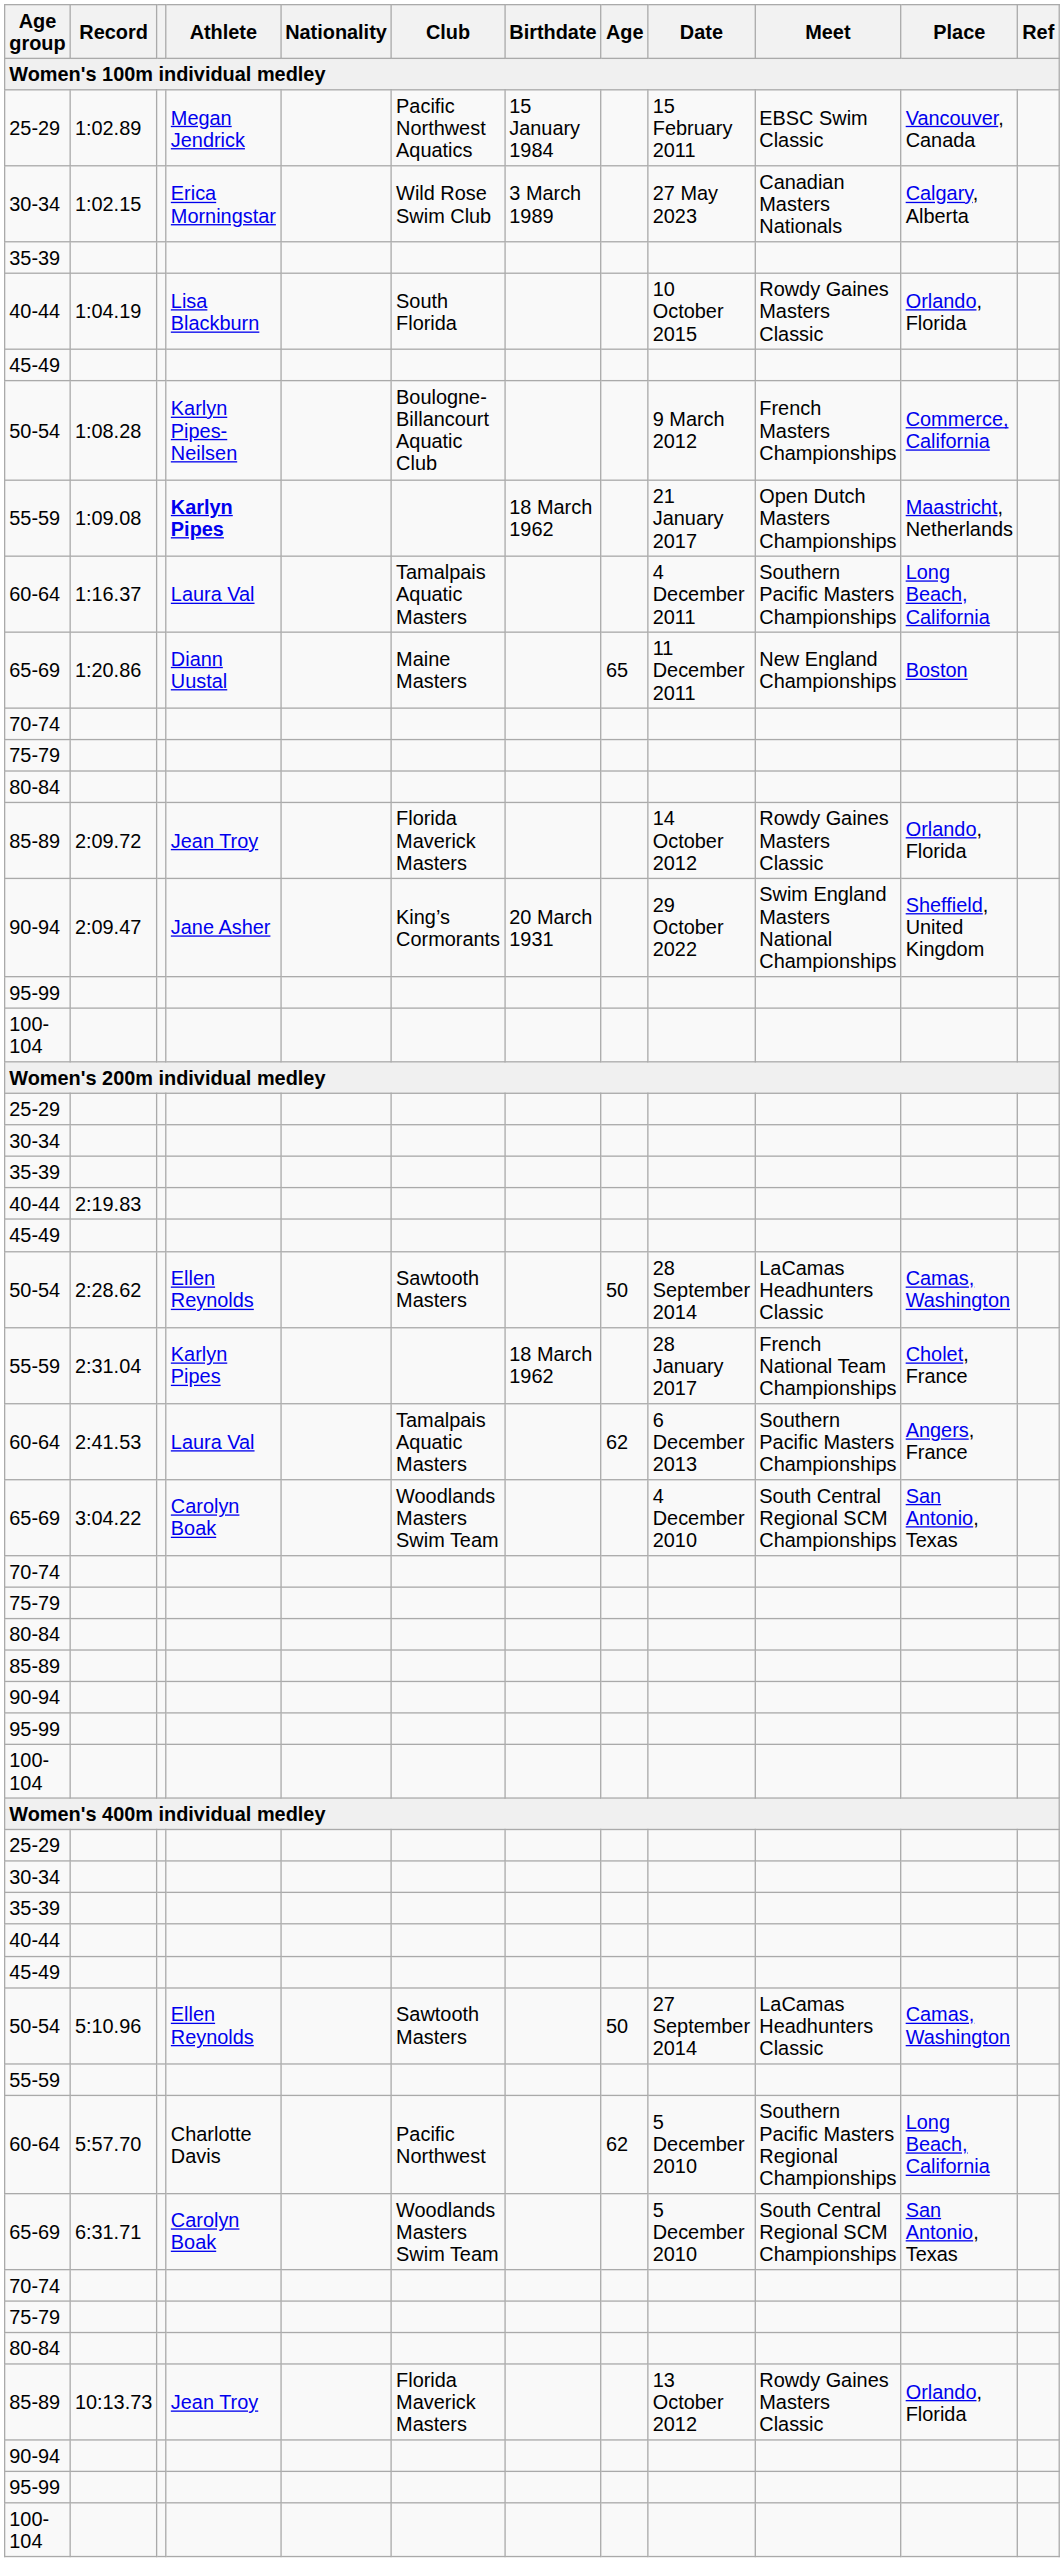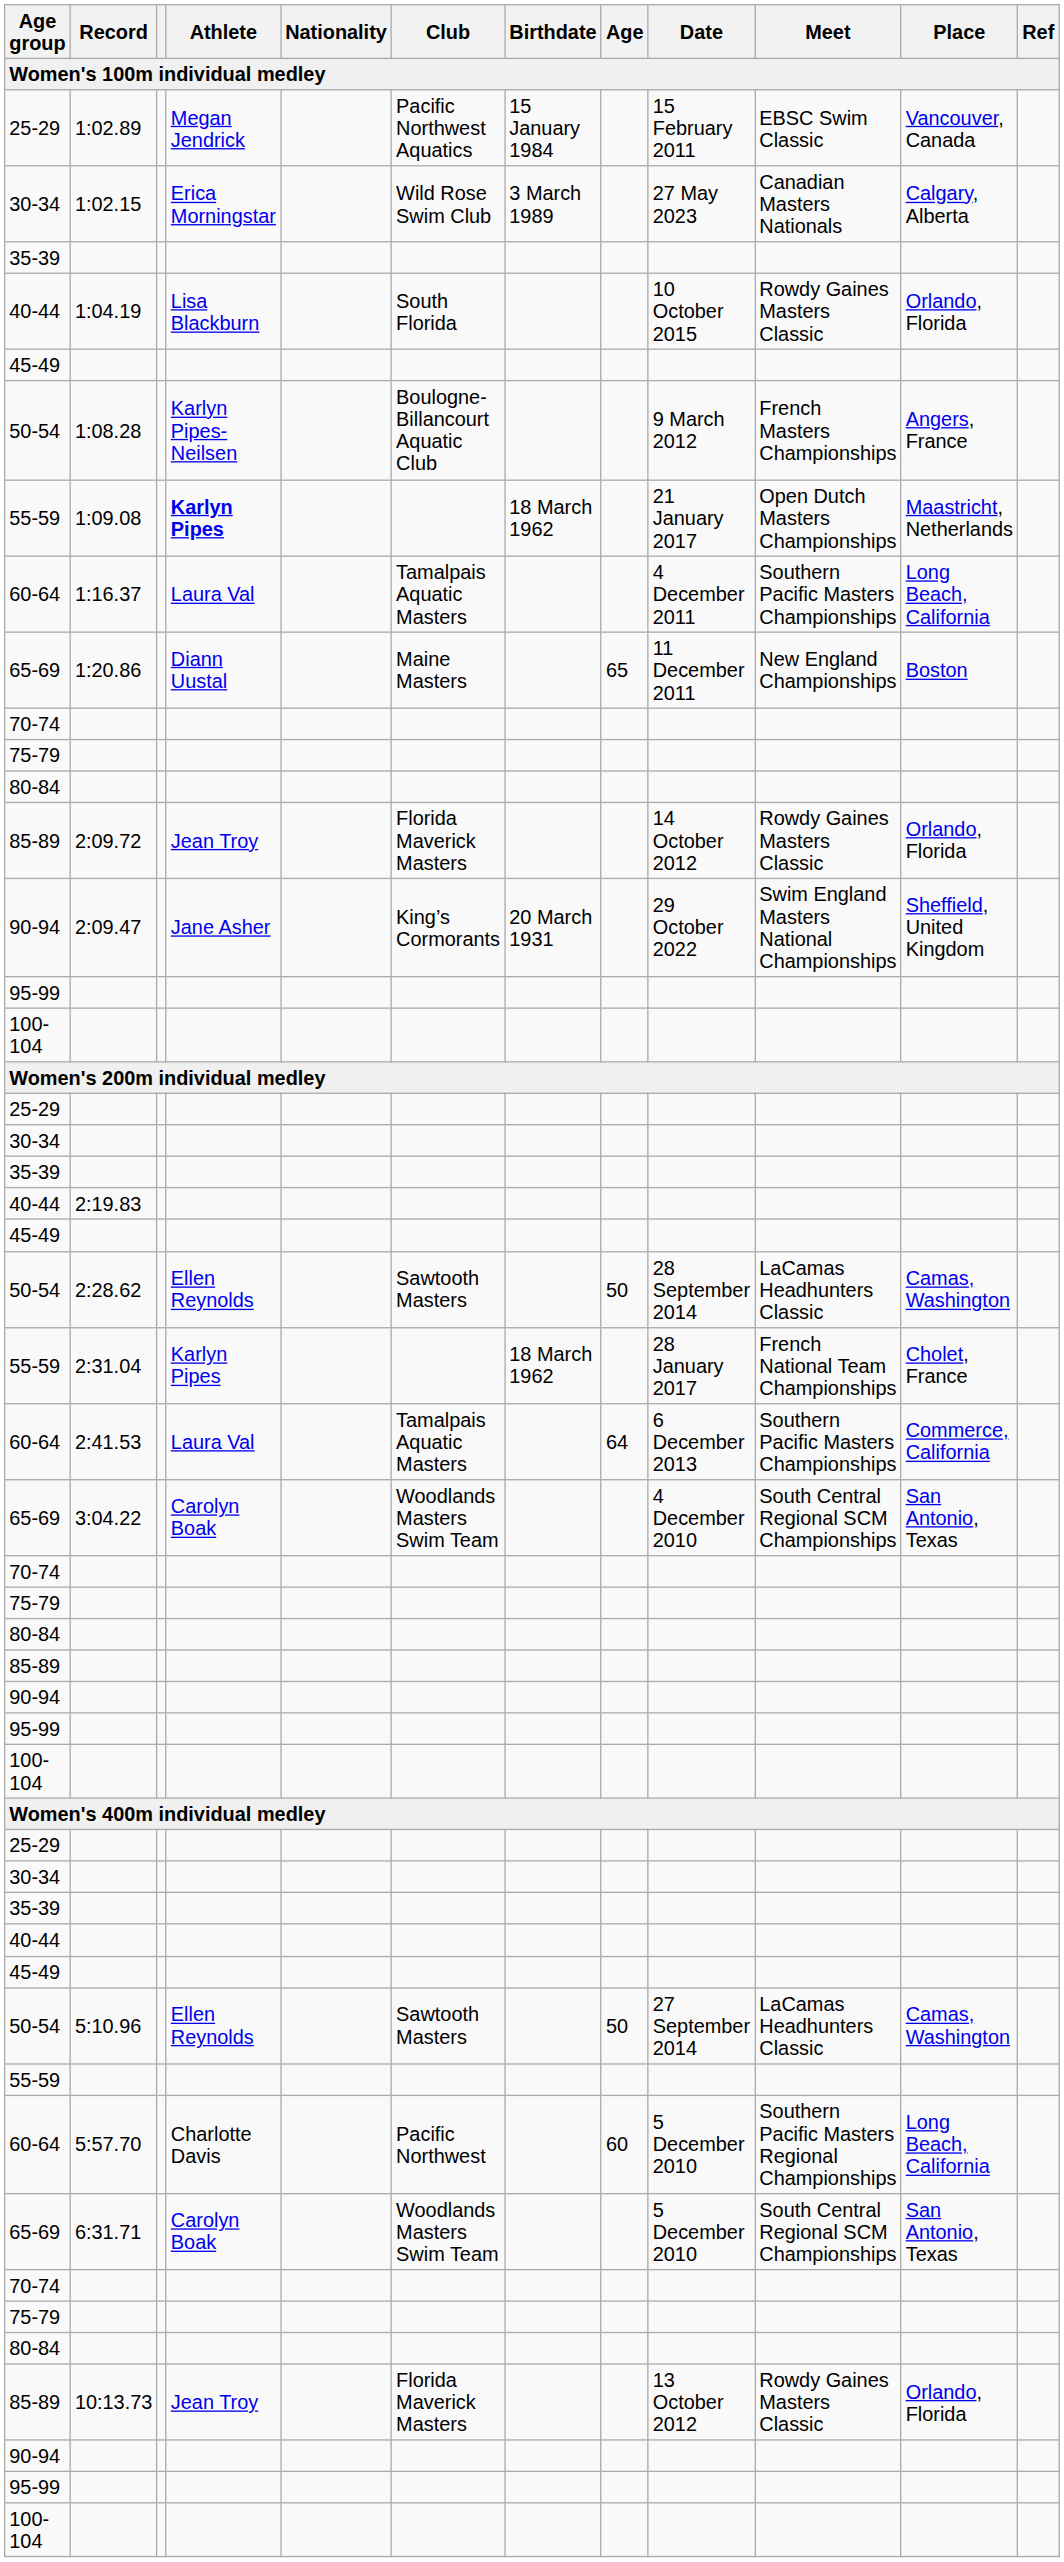(957, 431) Commerce, California -> (940, 431) Angers, France
(617, 1441) 62 -> (617, 1441) 64
(940, 1441) Angers, France -> (957, 1441) Commerce, California
(617, 2144) 62 -> (617, 2144) 60
